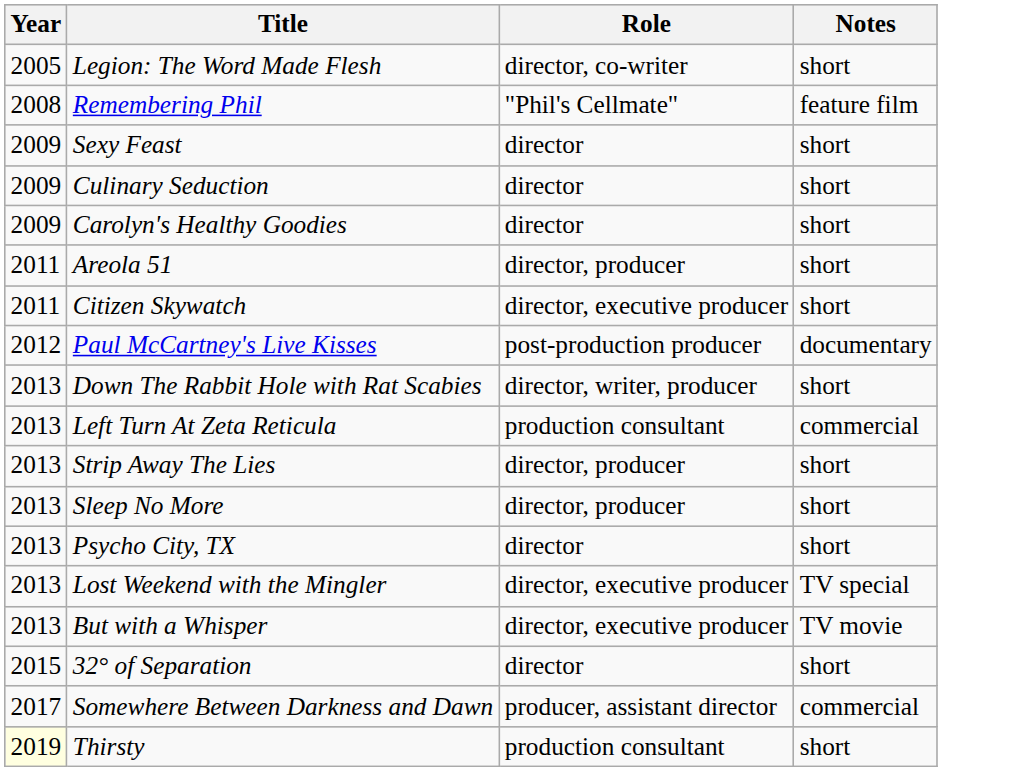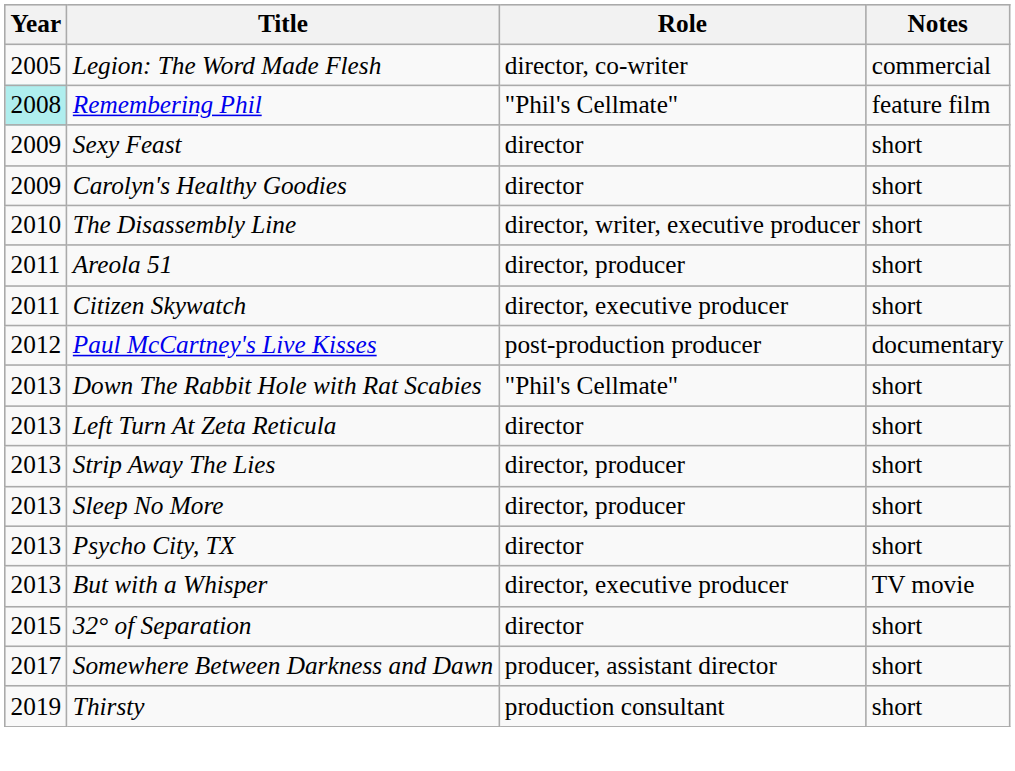(825, 64) short -> (931, 64) commercial
(36, 104) no background -> (36, 104) paleturquoise background
- row: (171, 184)
+ row: (184, 225)
(631, 385) director, writer, producer -> (591, 385) "Phil's Cellmate"
(615, 425) production consultant -> (544, 425) director
(859, 425) commercial -> (897, 425) short
- row: (230, 585)
(859, 706) commercial -> (897, 666) short
(36, 746) lightyellow background -> (36, 706) no background
